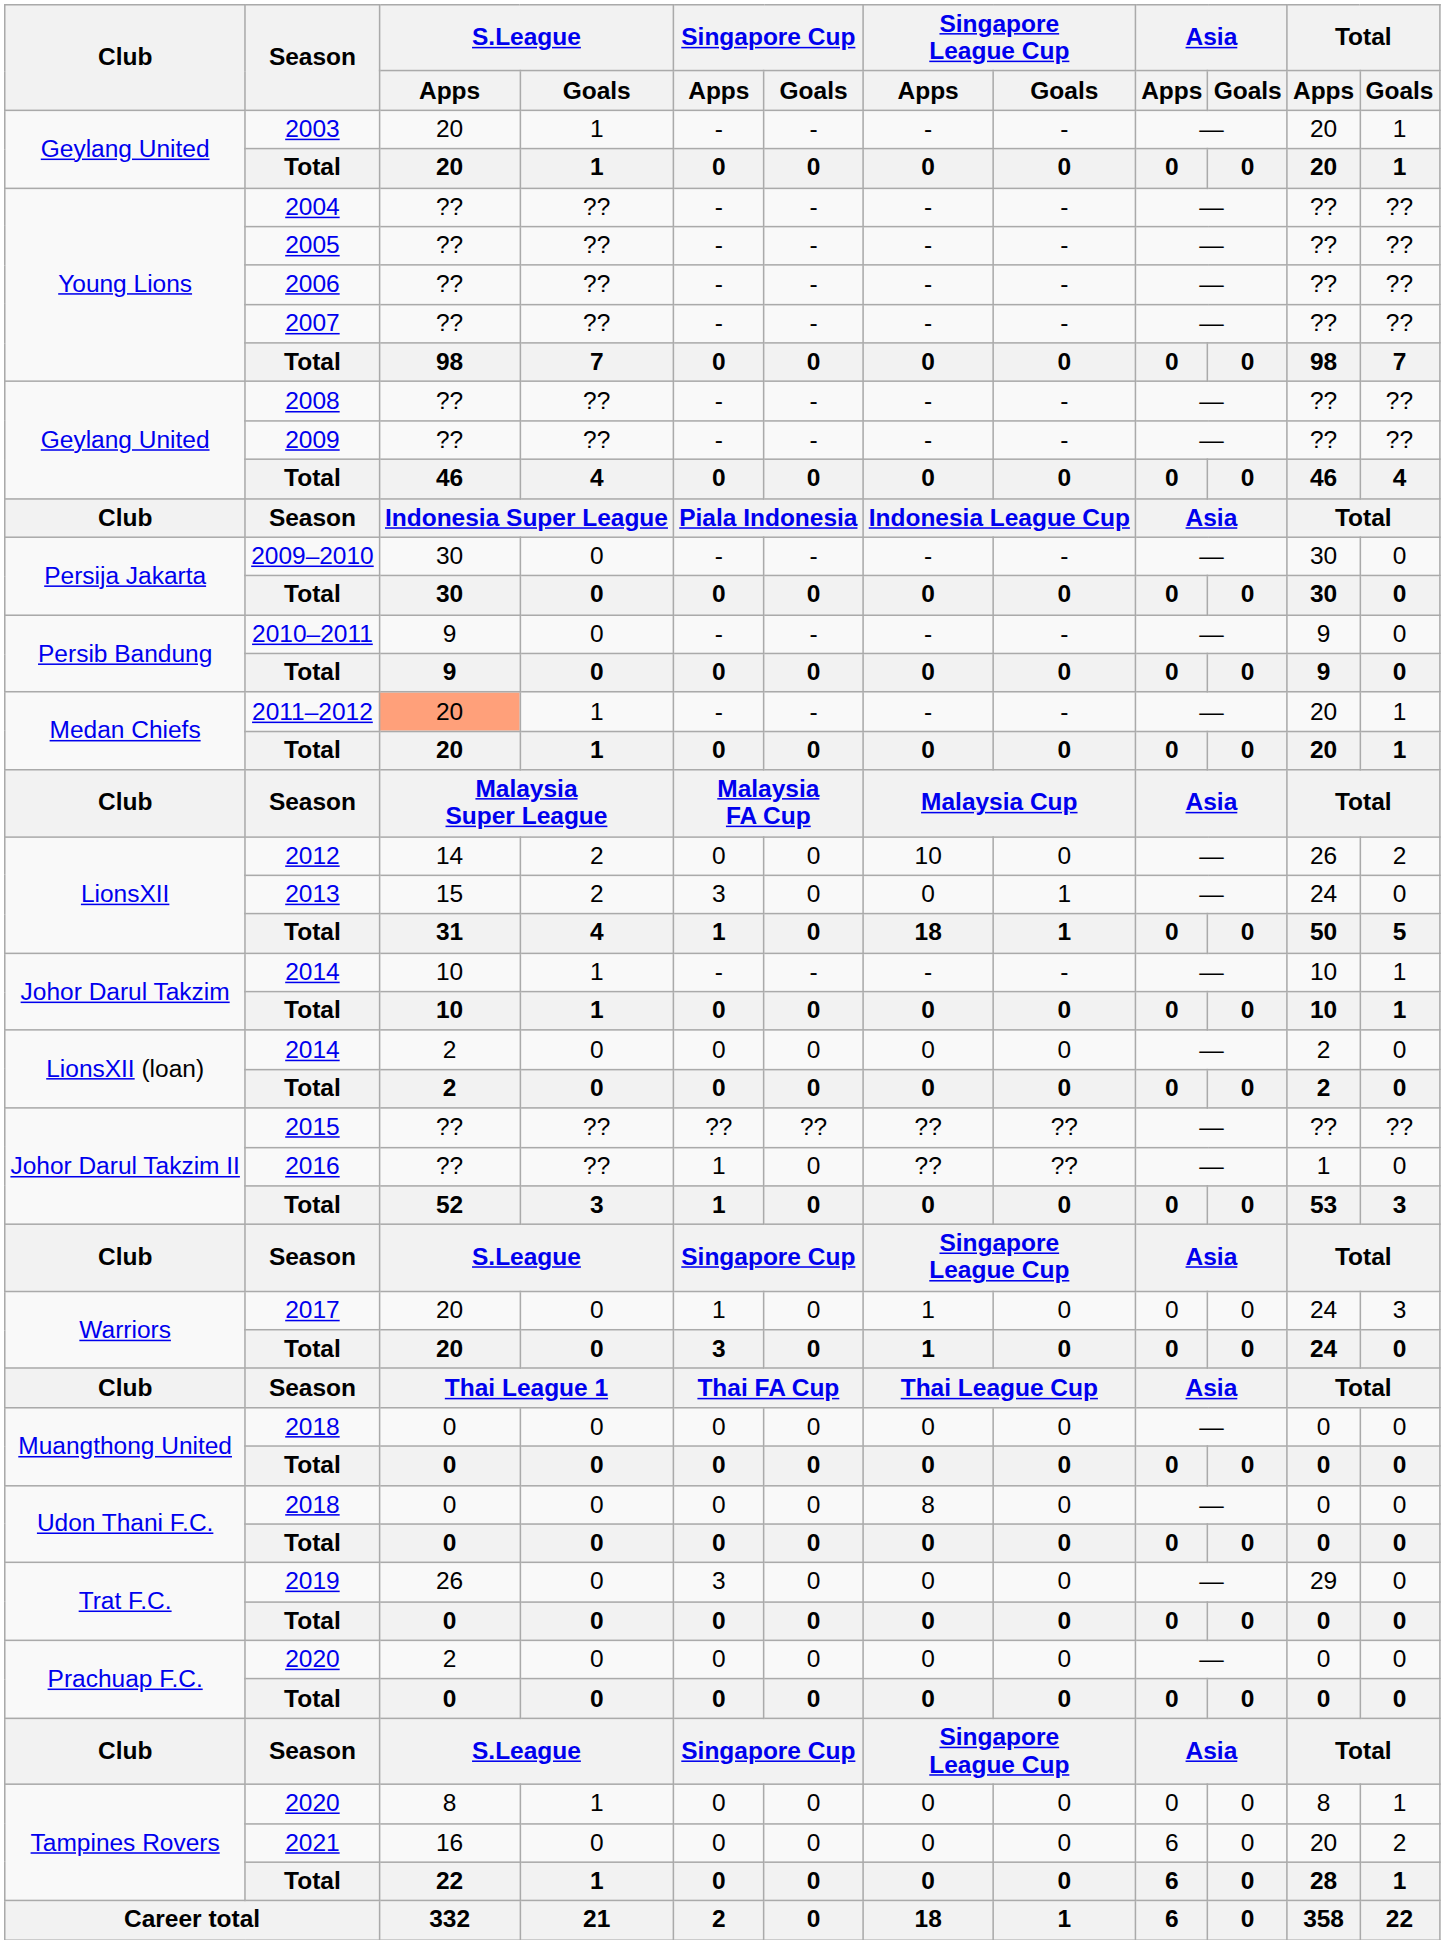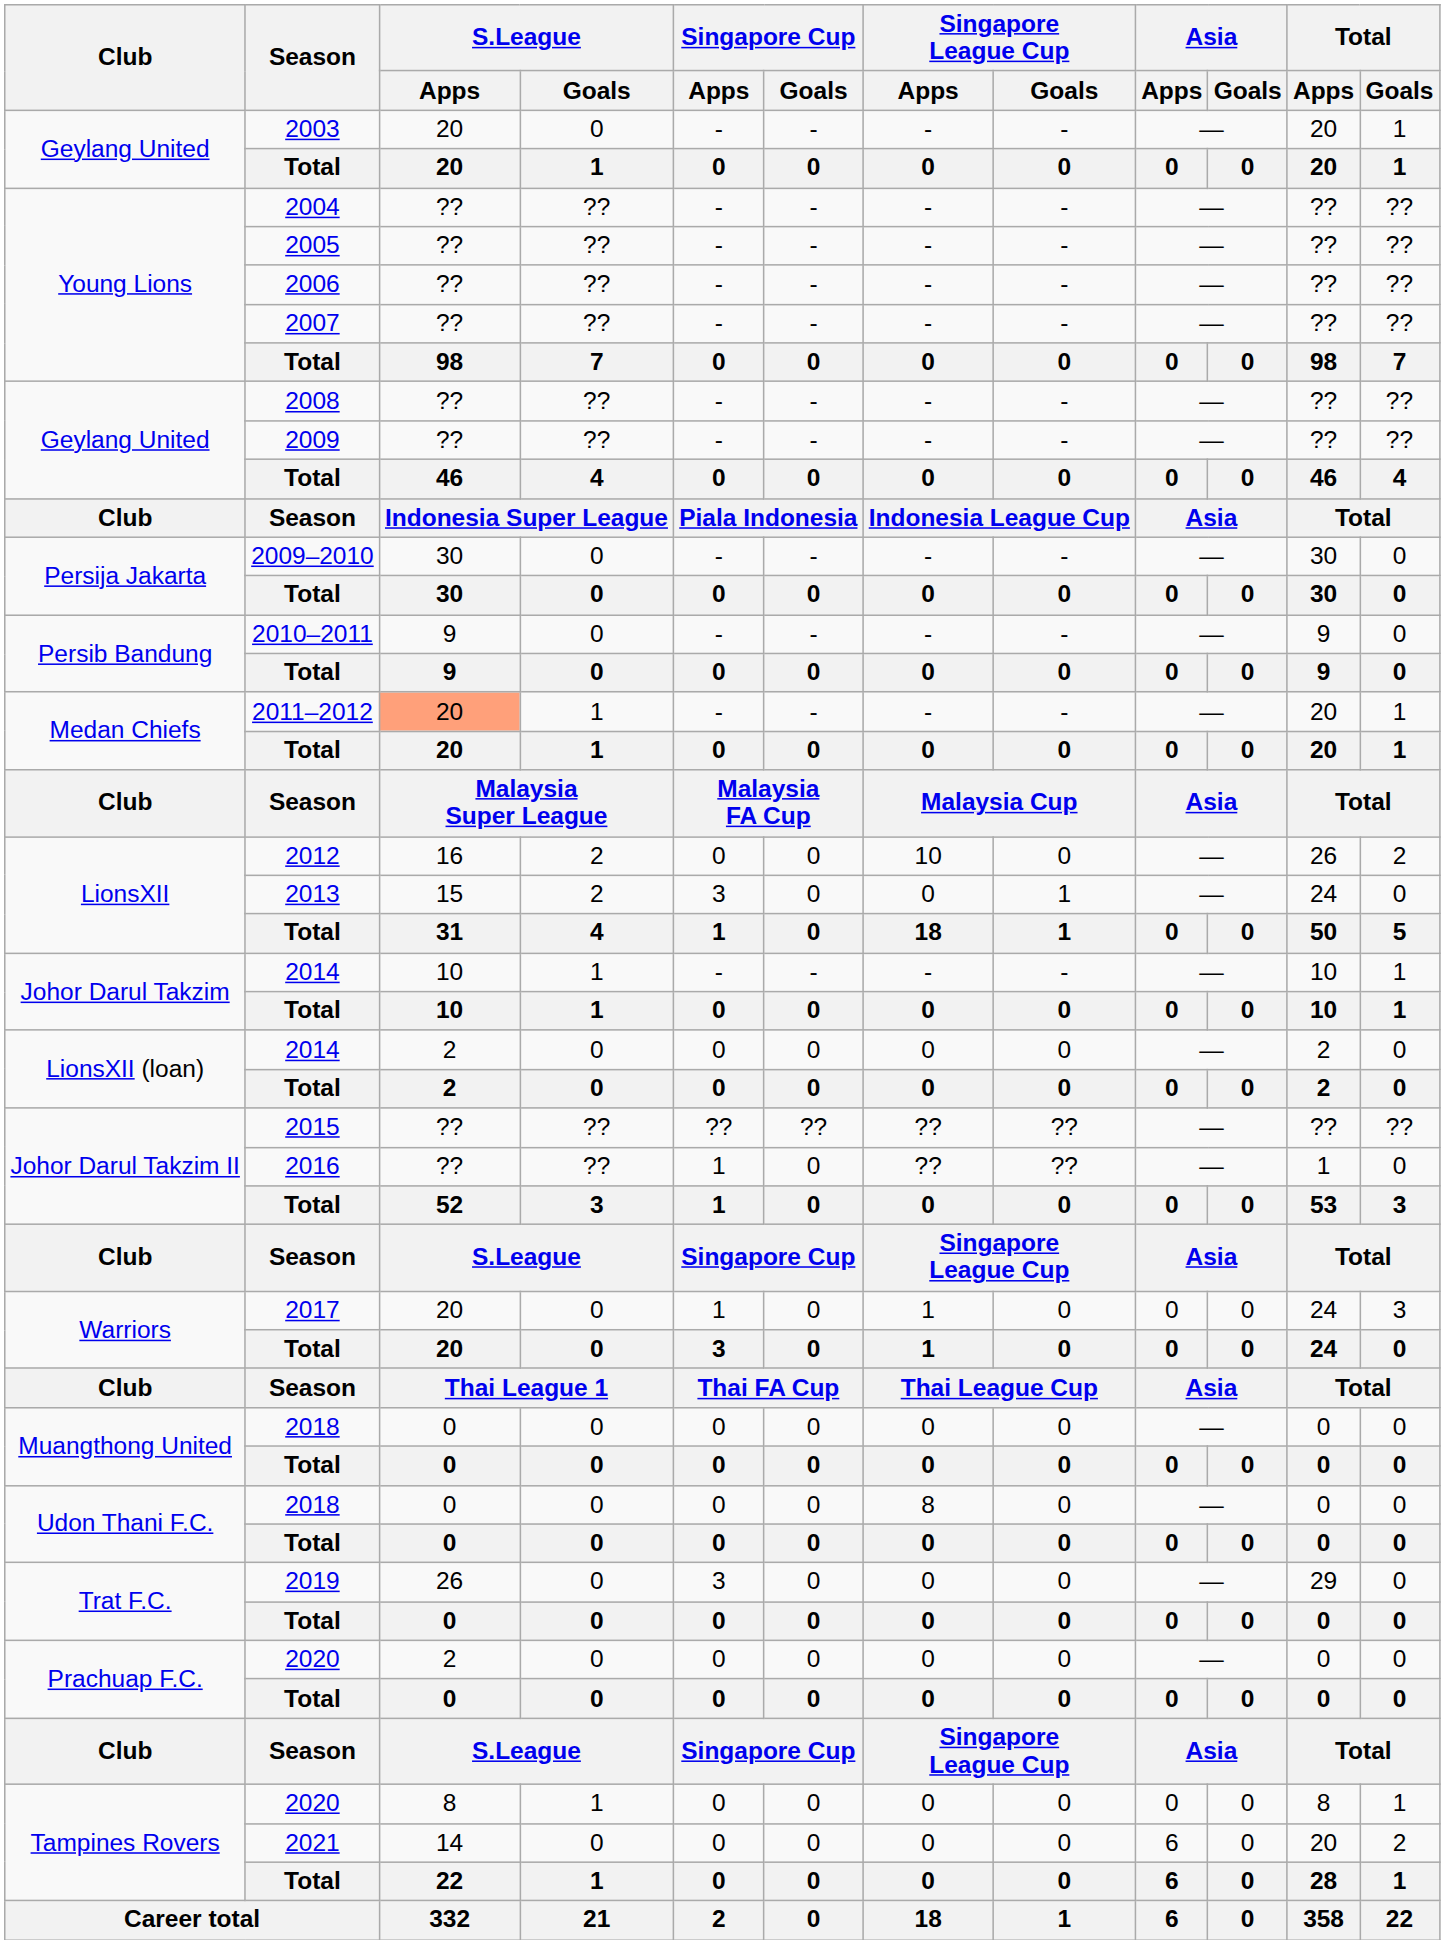(597, 129) 1 -> (597, 129) 0
(450, 855) 14 -> (450, 855) 16
(450, 1842) 16 -> (450, 1842) 14
